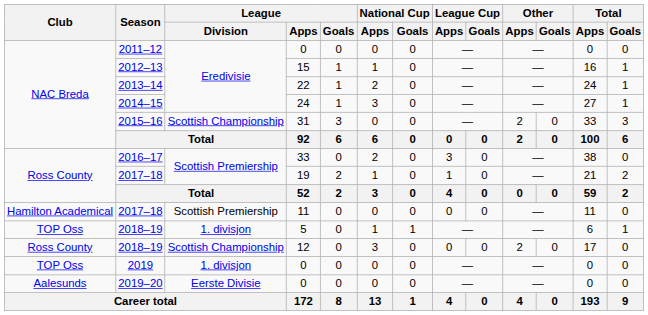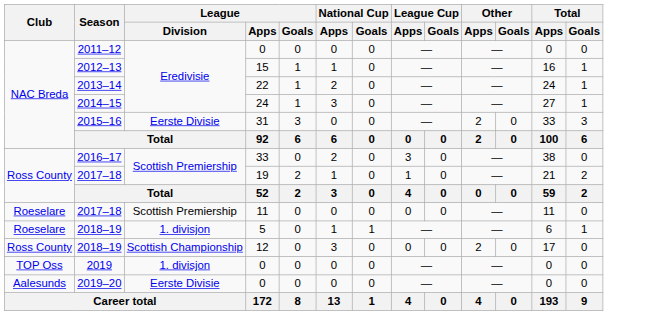(226, 121) Scottish Championship -> (185, 121) Eerste Divisie
(60, 211) Hamilton Academical -> (39, 211) Roeselare
(60, 229) TOP Oss -> (39, 229) Roeselare
